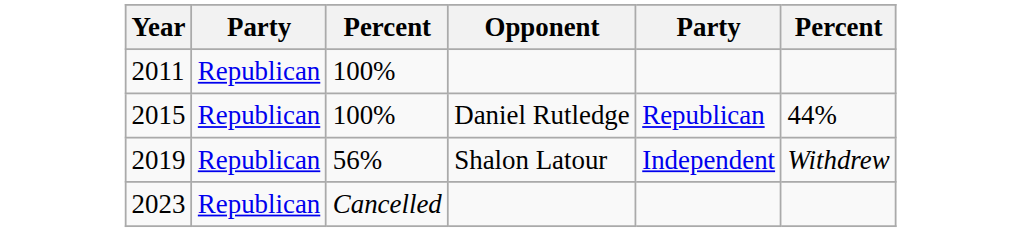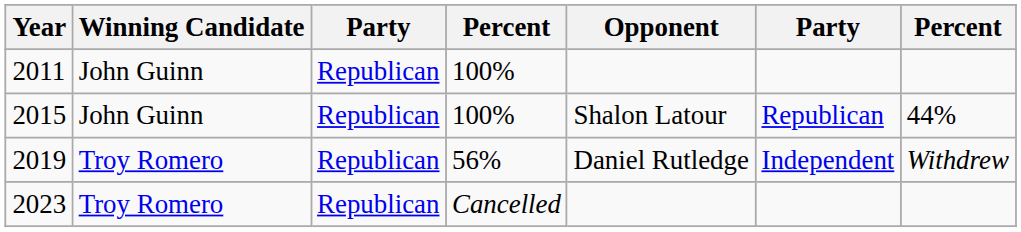+ column: (192, 26)
(542, 115) Daniel Rutledge -> (650, 115) Shalon Latour
(531, 159) Shalon Latour -> (661, 159) Daniel Rutledge
